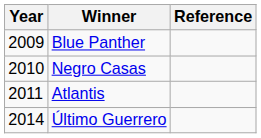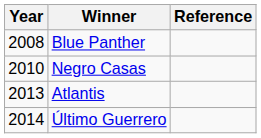(26, 42) 2009 -> (26, 42) 2008
(26, 94) 2011 -> (26, 94) 2013
